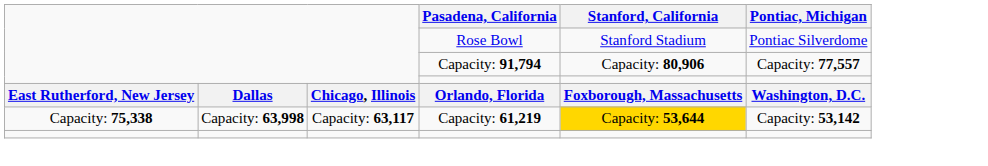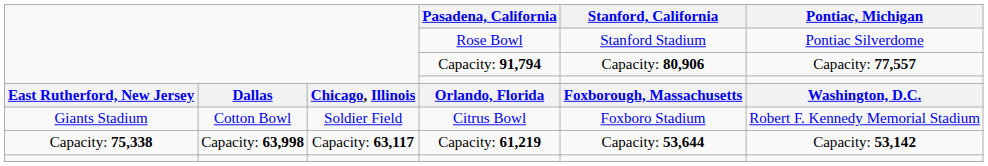+ row: (101, 118)
(653, 118) gold background -> (653, 142) no background
